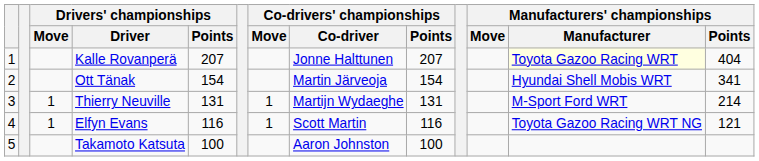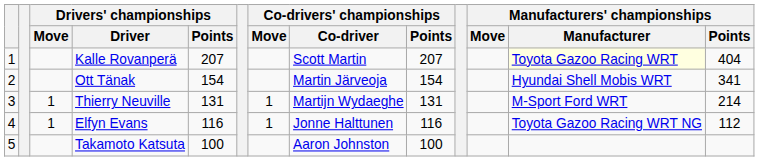(343, 58) Jonne Halttunen -> (330, 58) Scott Martin
(330, 123) Scott Martin -> (343, 123) Jonne Halttunen
(729, 123) 121 -> (729, 123) 112
